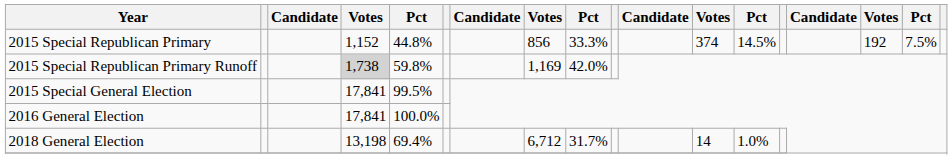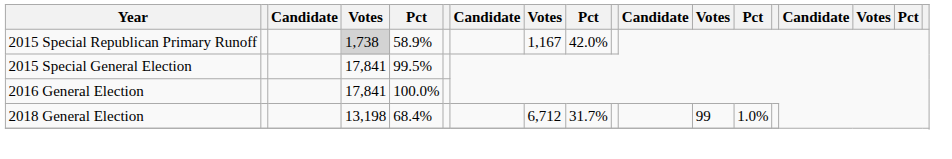- row: (110, 41)
(413, 66) 59.8% -> (413, 41) 58.9%
(544, 66) 1,169 -> (544, 41) 1,167
(413, 140) 69.4% -> (413, 116) 68.4%
(703, 140) 14 -> (703, 116) 99
